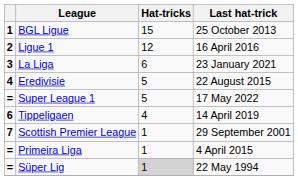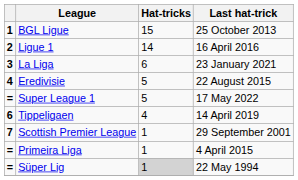(147, 47) 12 -> (147, 47) 14
